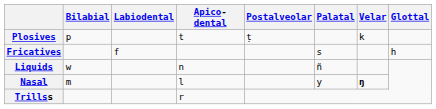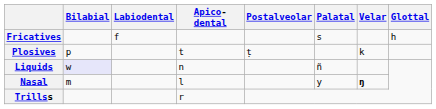rows swapped: (34, 37) <-> (34, 52)
(68, 67) no background -> (68, 67) lavender background
